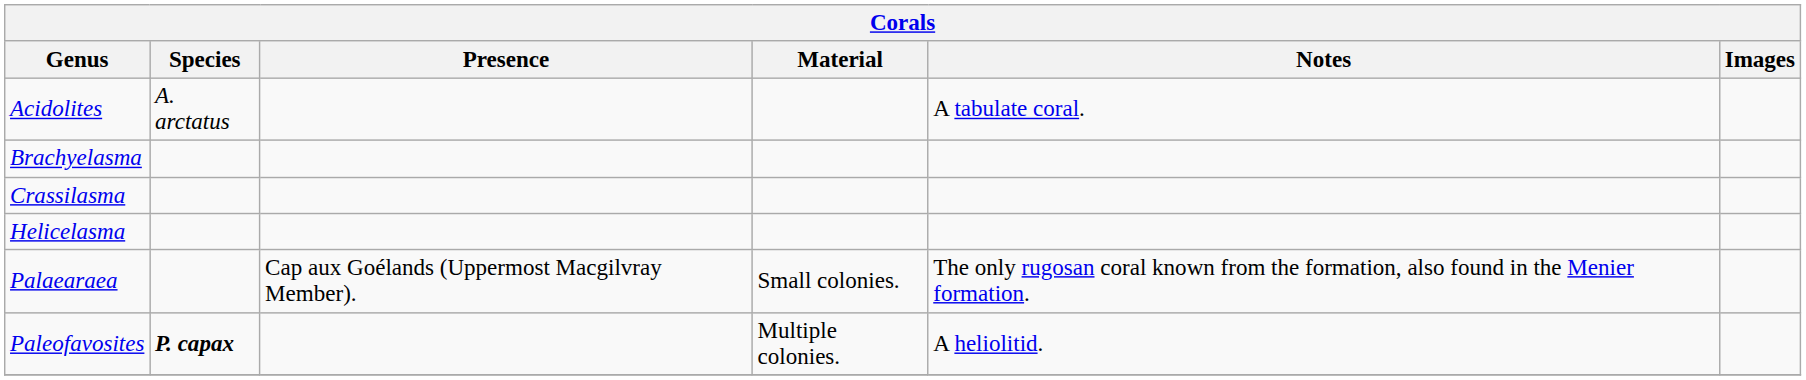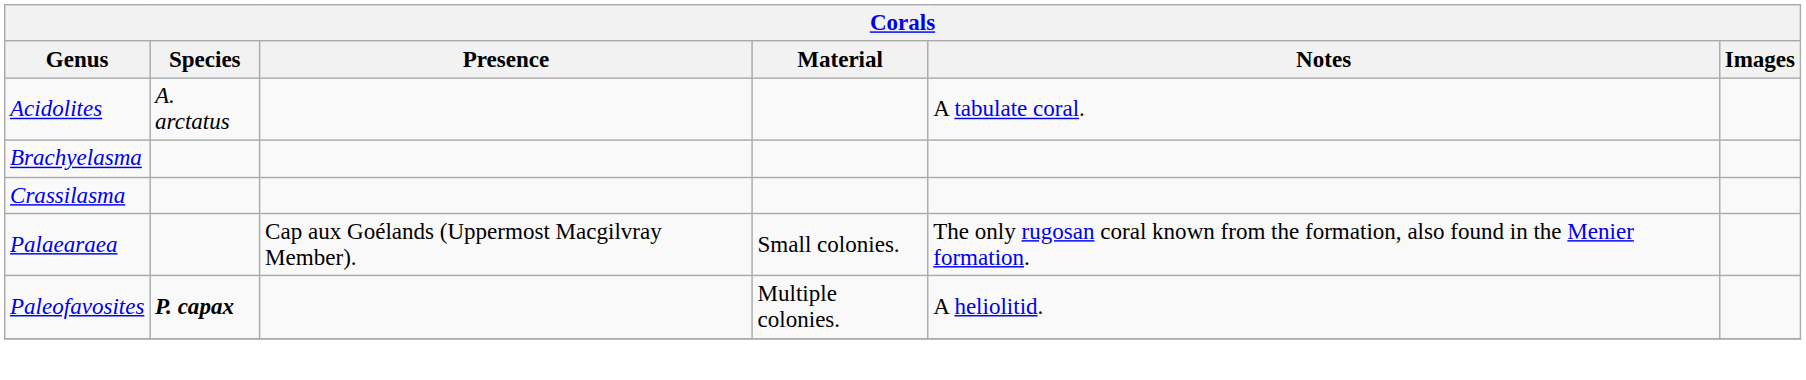- row: (68, 231)
